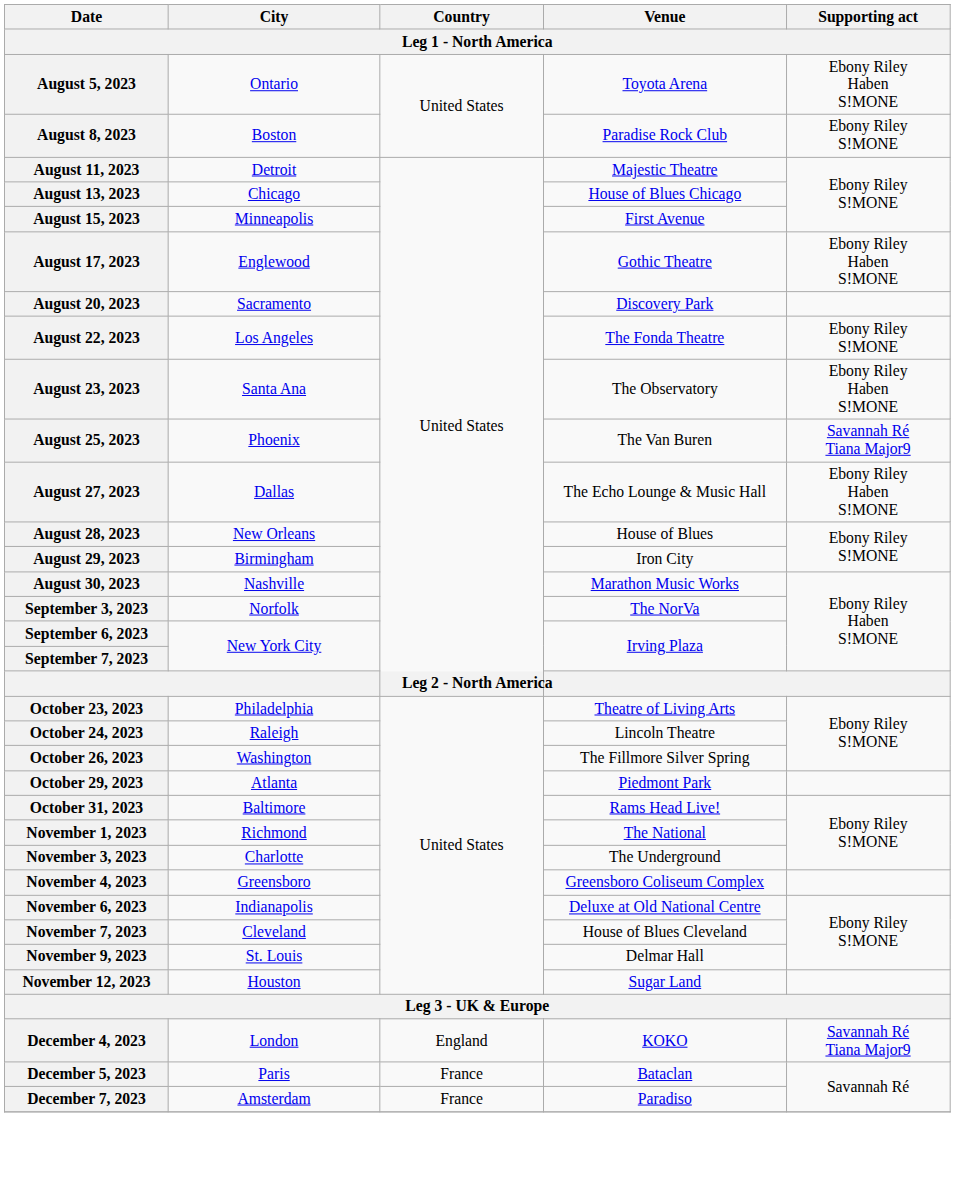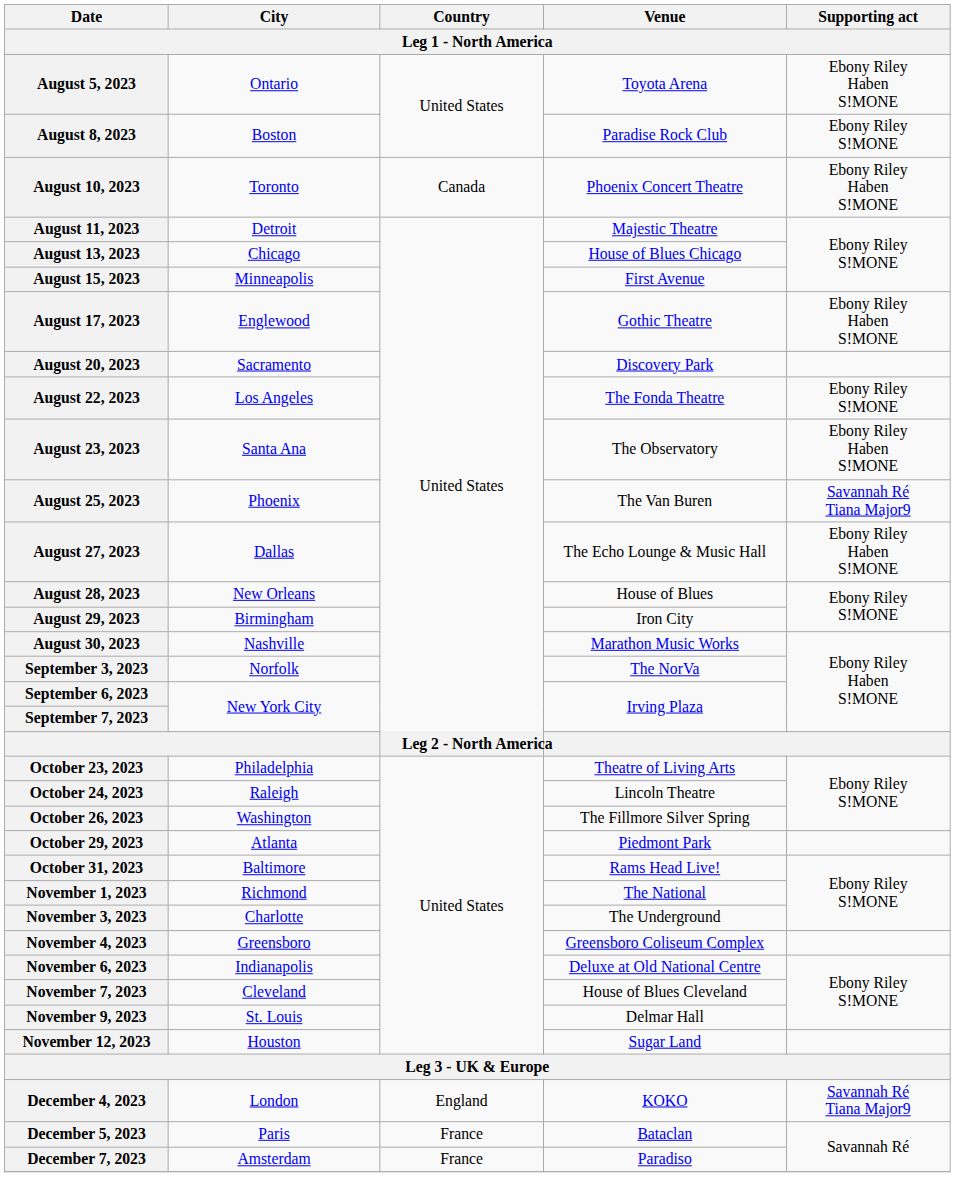+ row: (87, 186)
